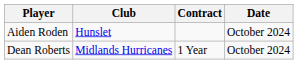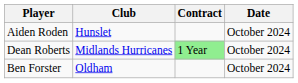(192, 50) no background -> (192, 50) lightgreen background
+ row: (34, 68)
